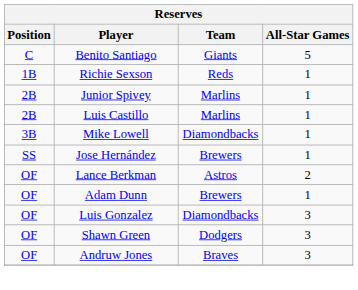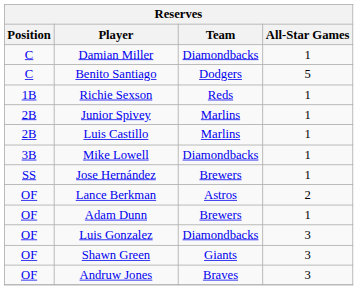+ row: (116, 54)
(221, 54) Giants -> (221, 74) Dodgers
(221, 235) Dodgers -> (221, 255) Giants
